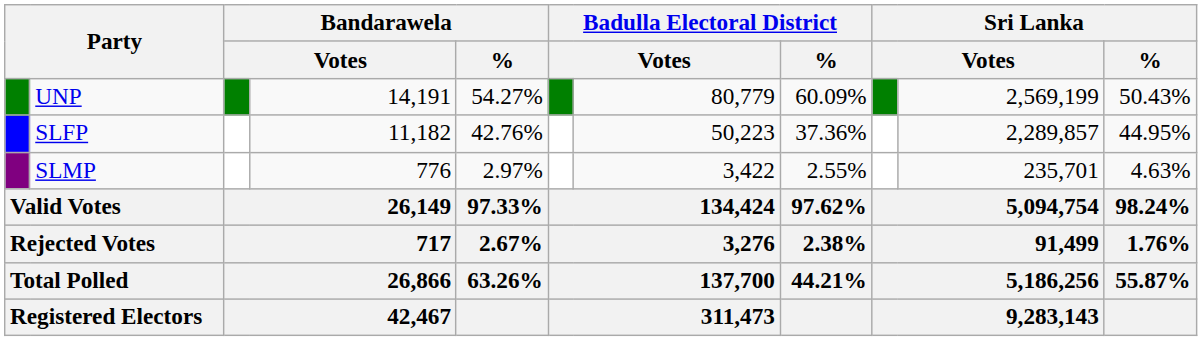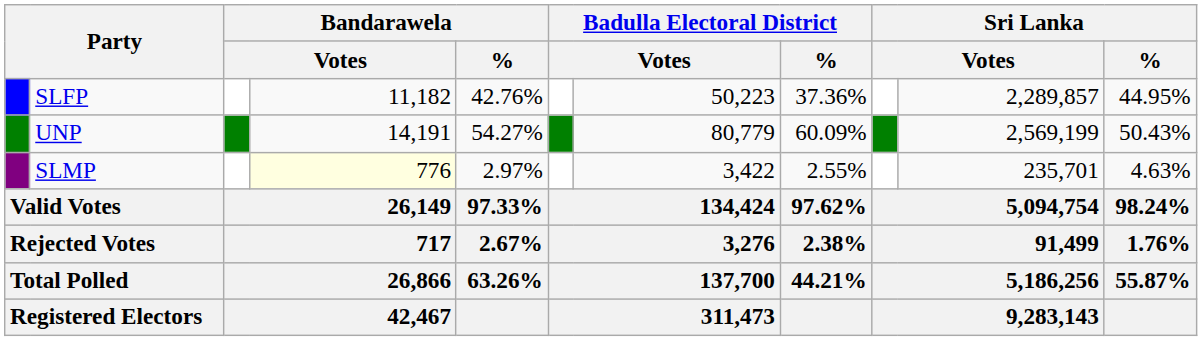rows swapped: (58, 96) <-> (62, 133)
(434, 170) no background -> (434, 170) lightyellow background
